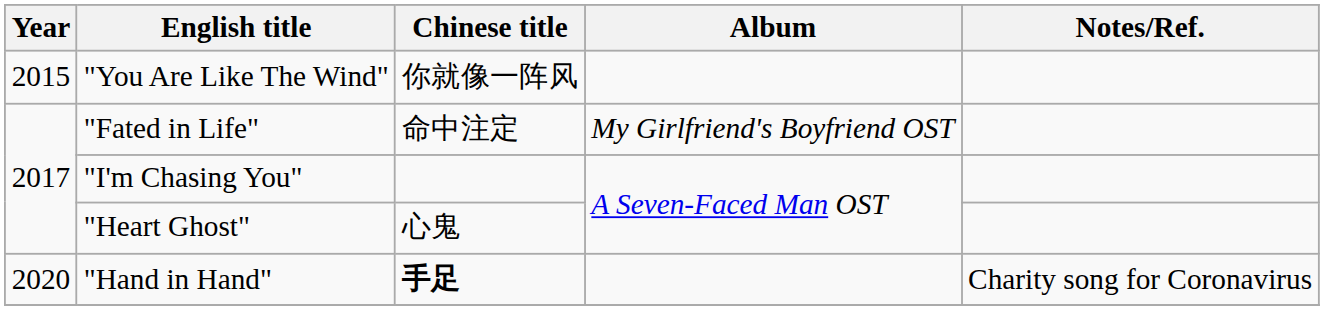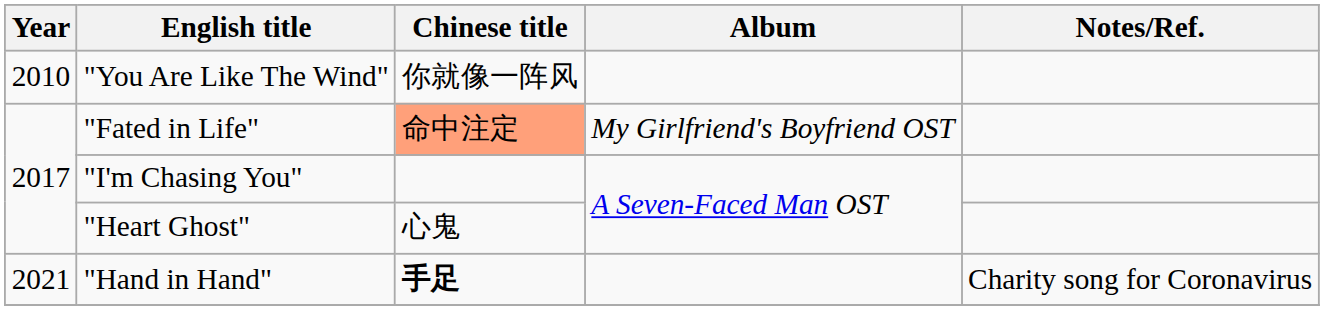(41, 76) 2015 -> (41, 76) 2010
(461, 127) no background -> (461, 127) lightsalmon background
(41, 279) 2020 -> (41, 279) 2021
